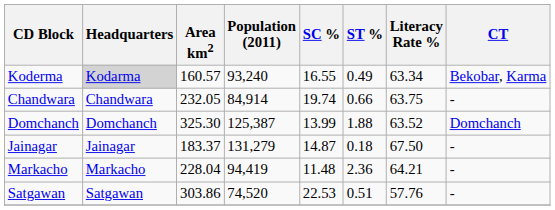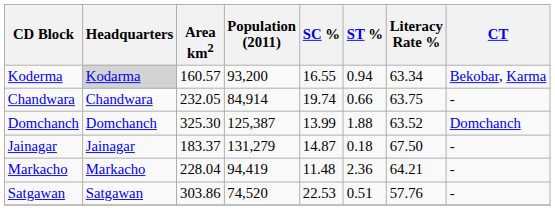(248, 76) 93,240 -> (248, 76) 93,200
(360, 76) 0.49 -> (360, 76) 0.94
